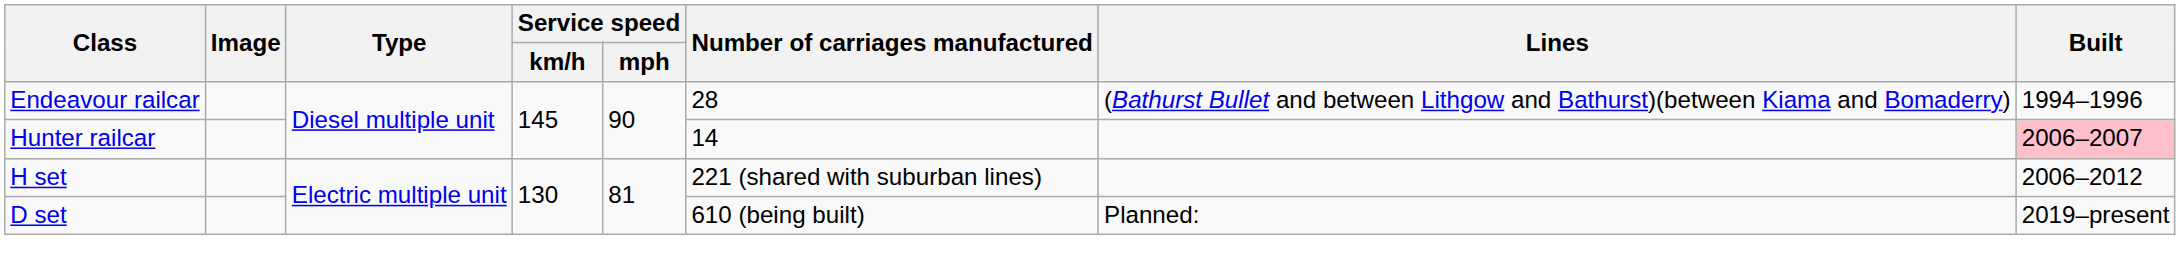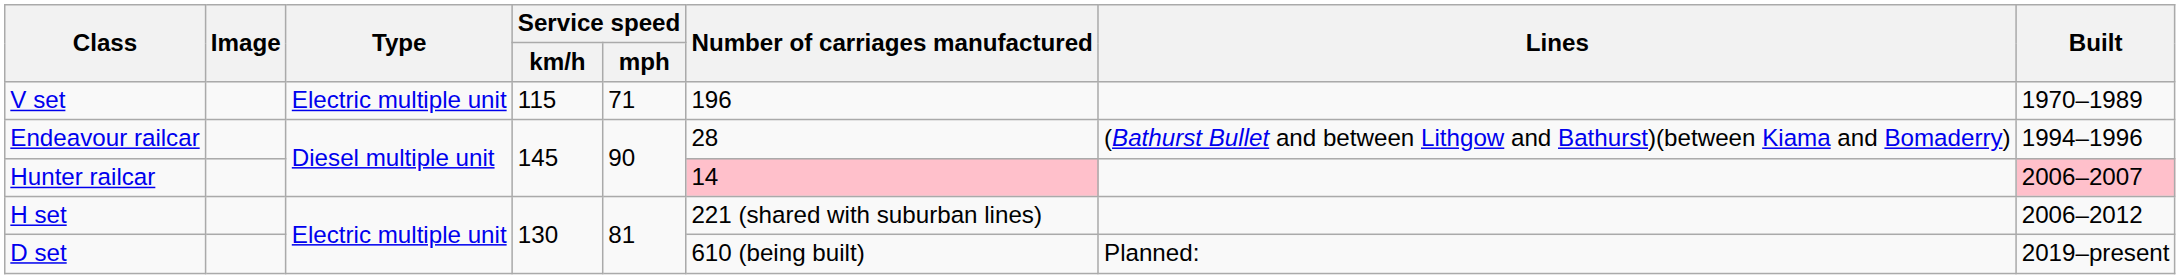+ row: (38, 100)
(705, 138) no background -> (705, 176) pink background
